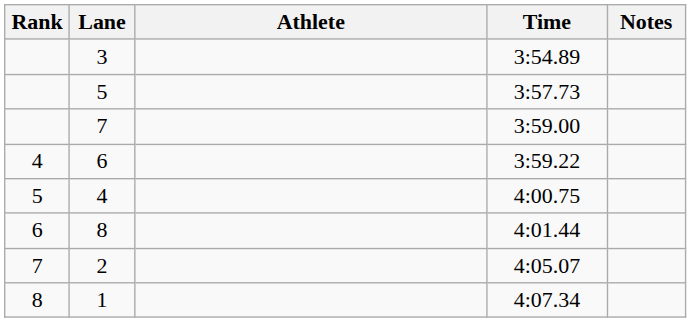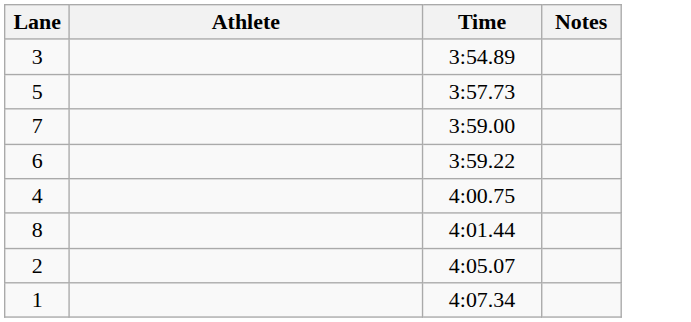- column: (37, 21)
